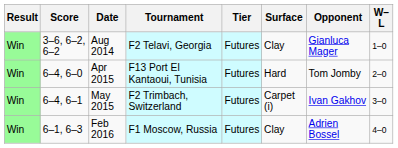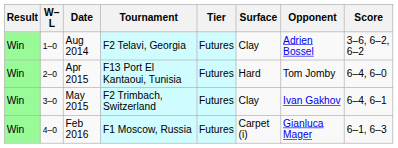columns swapped: (381, 18) <-> (65, 18)
(329, 46) Gianluca Mager -> (298, 46) Adrien Bossel
(279, 101) Carpet (i) -> (249, 101) Clay
(274, 129) Clay -> (254, 129) Carpet (i)
(324, 129) Adrien Bossel -> (303, 129) Gianluca Mager
